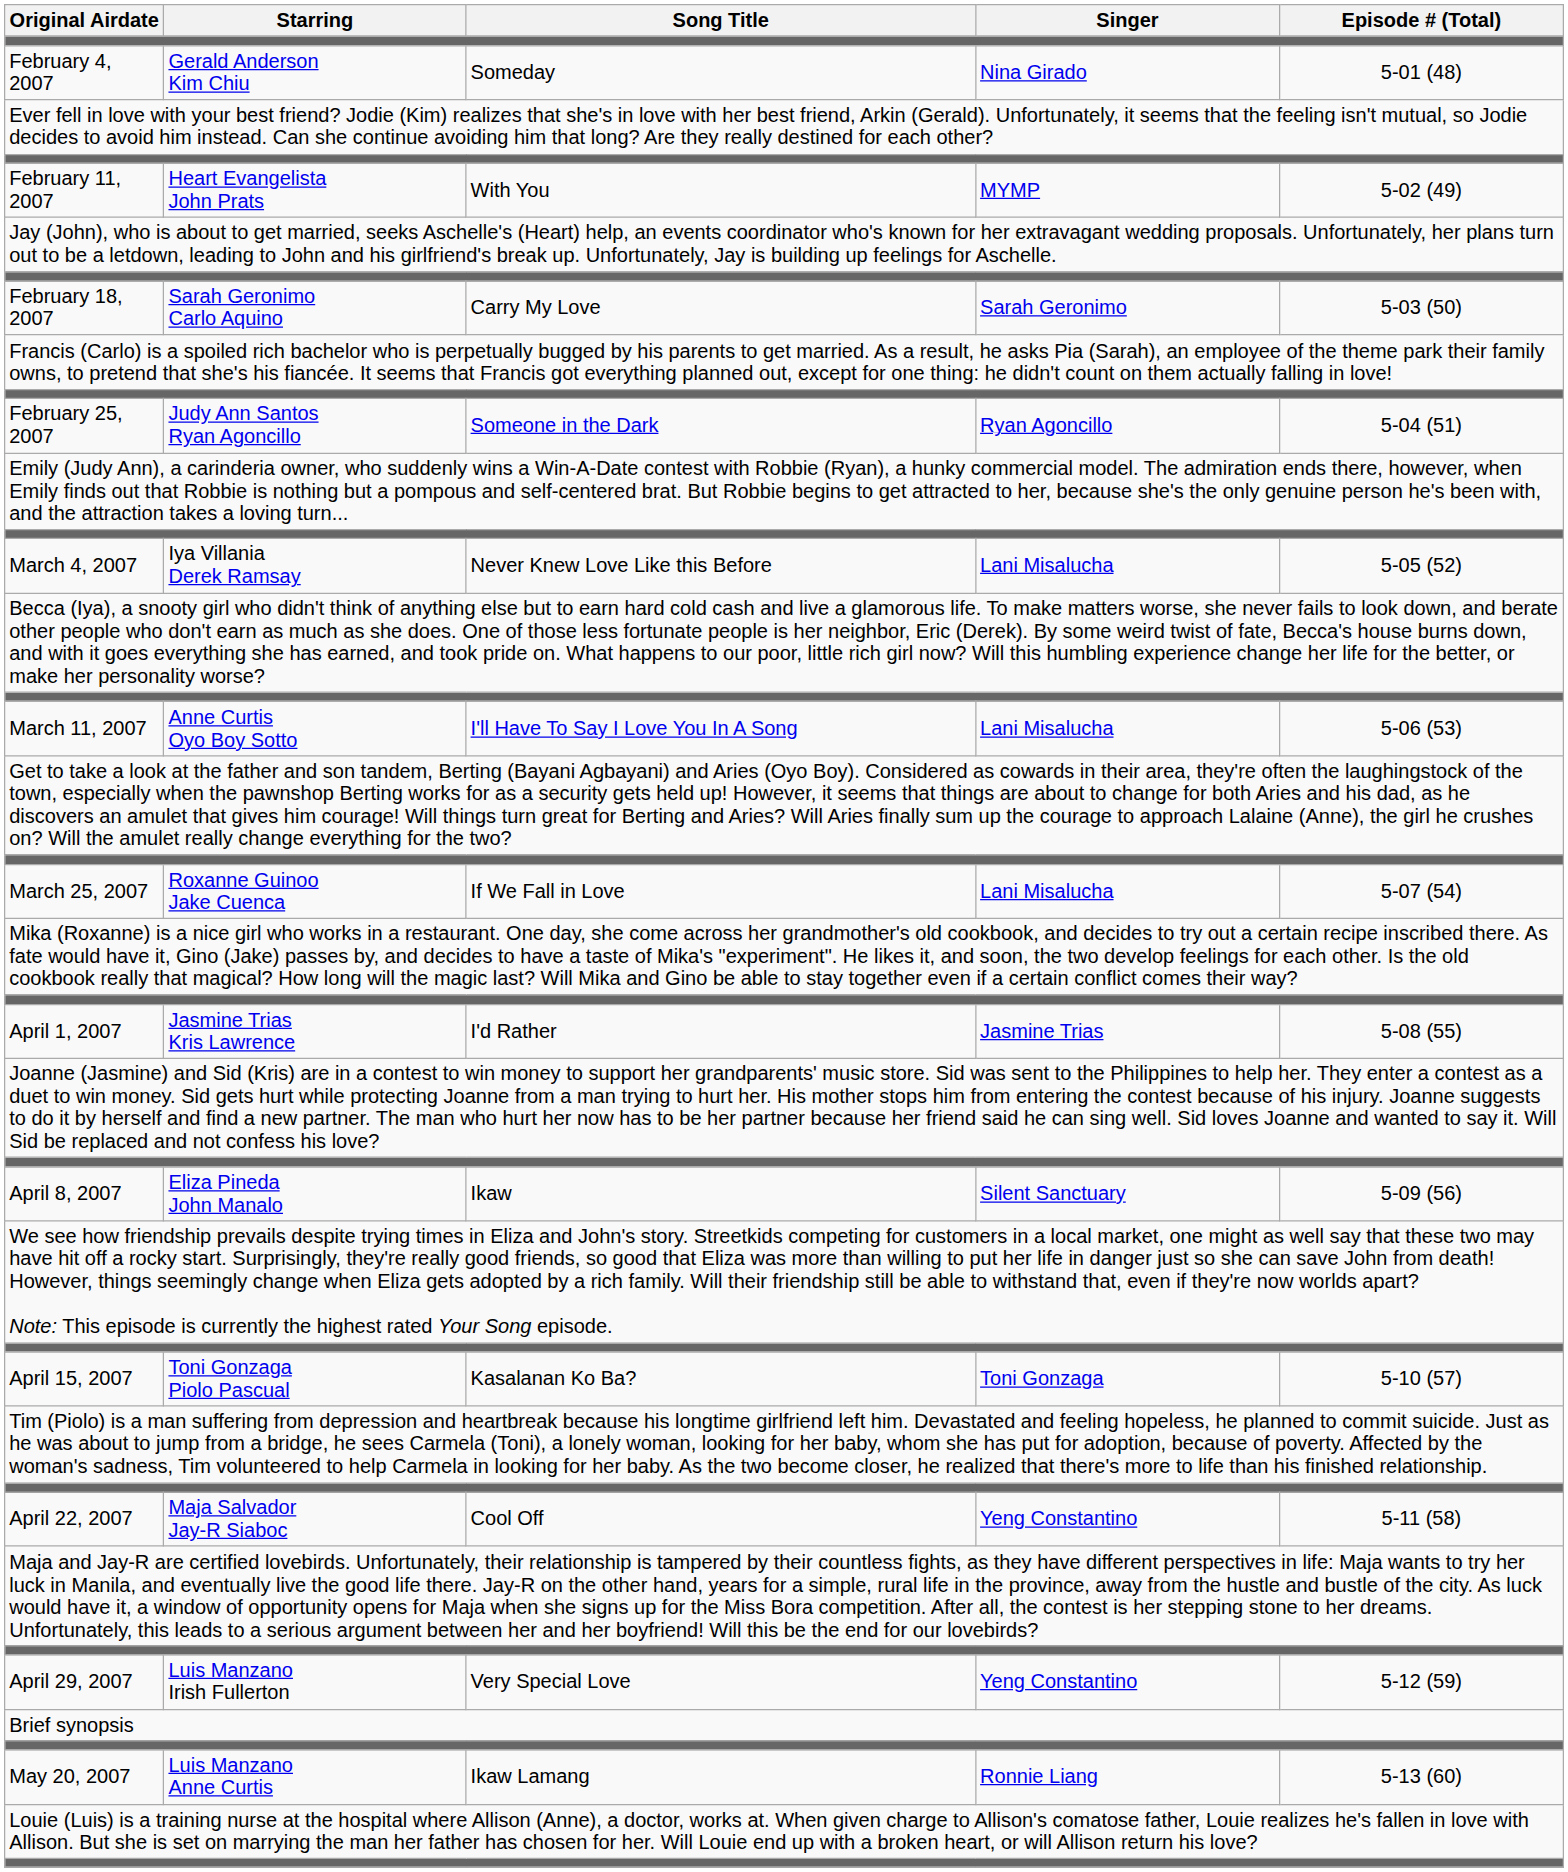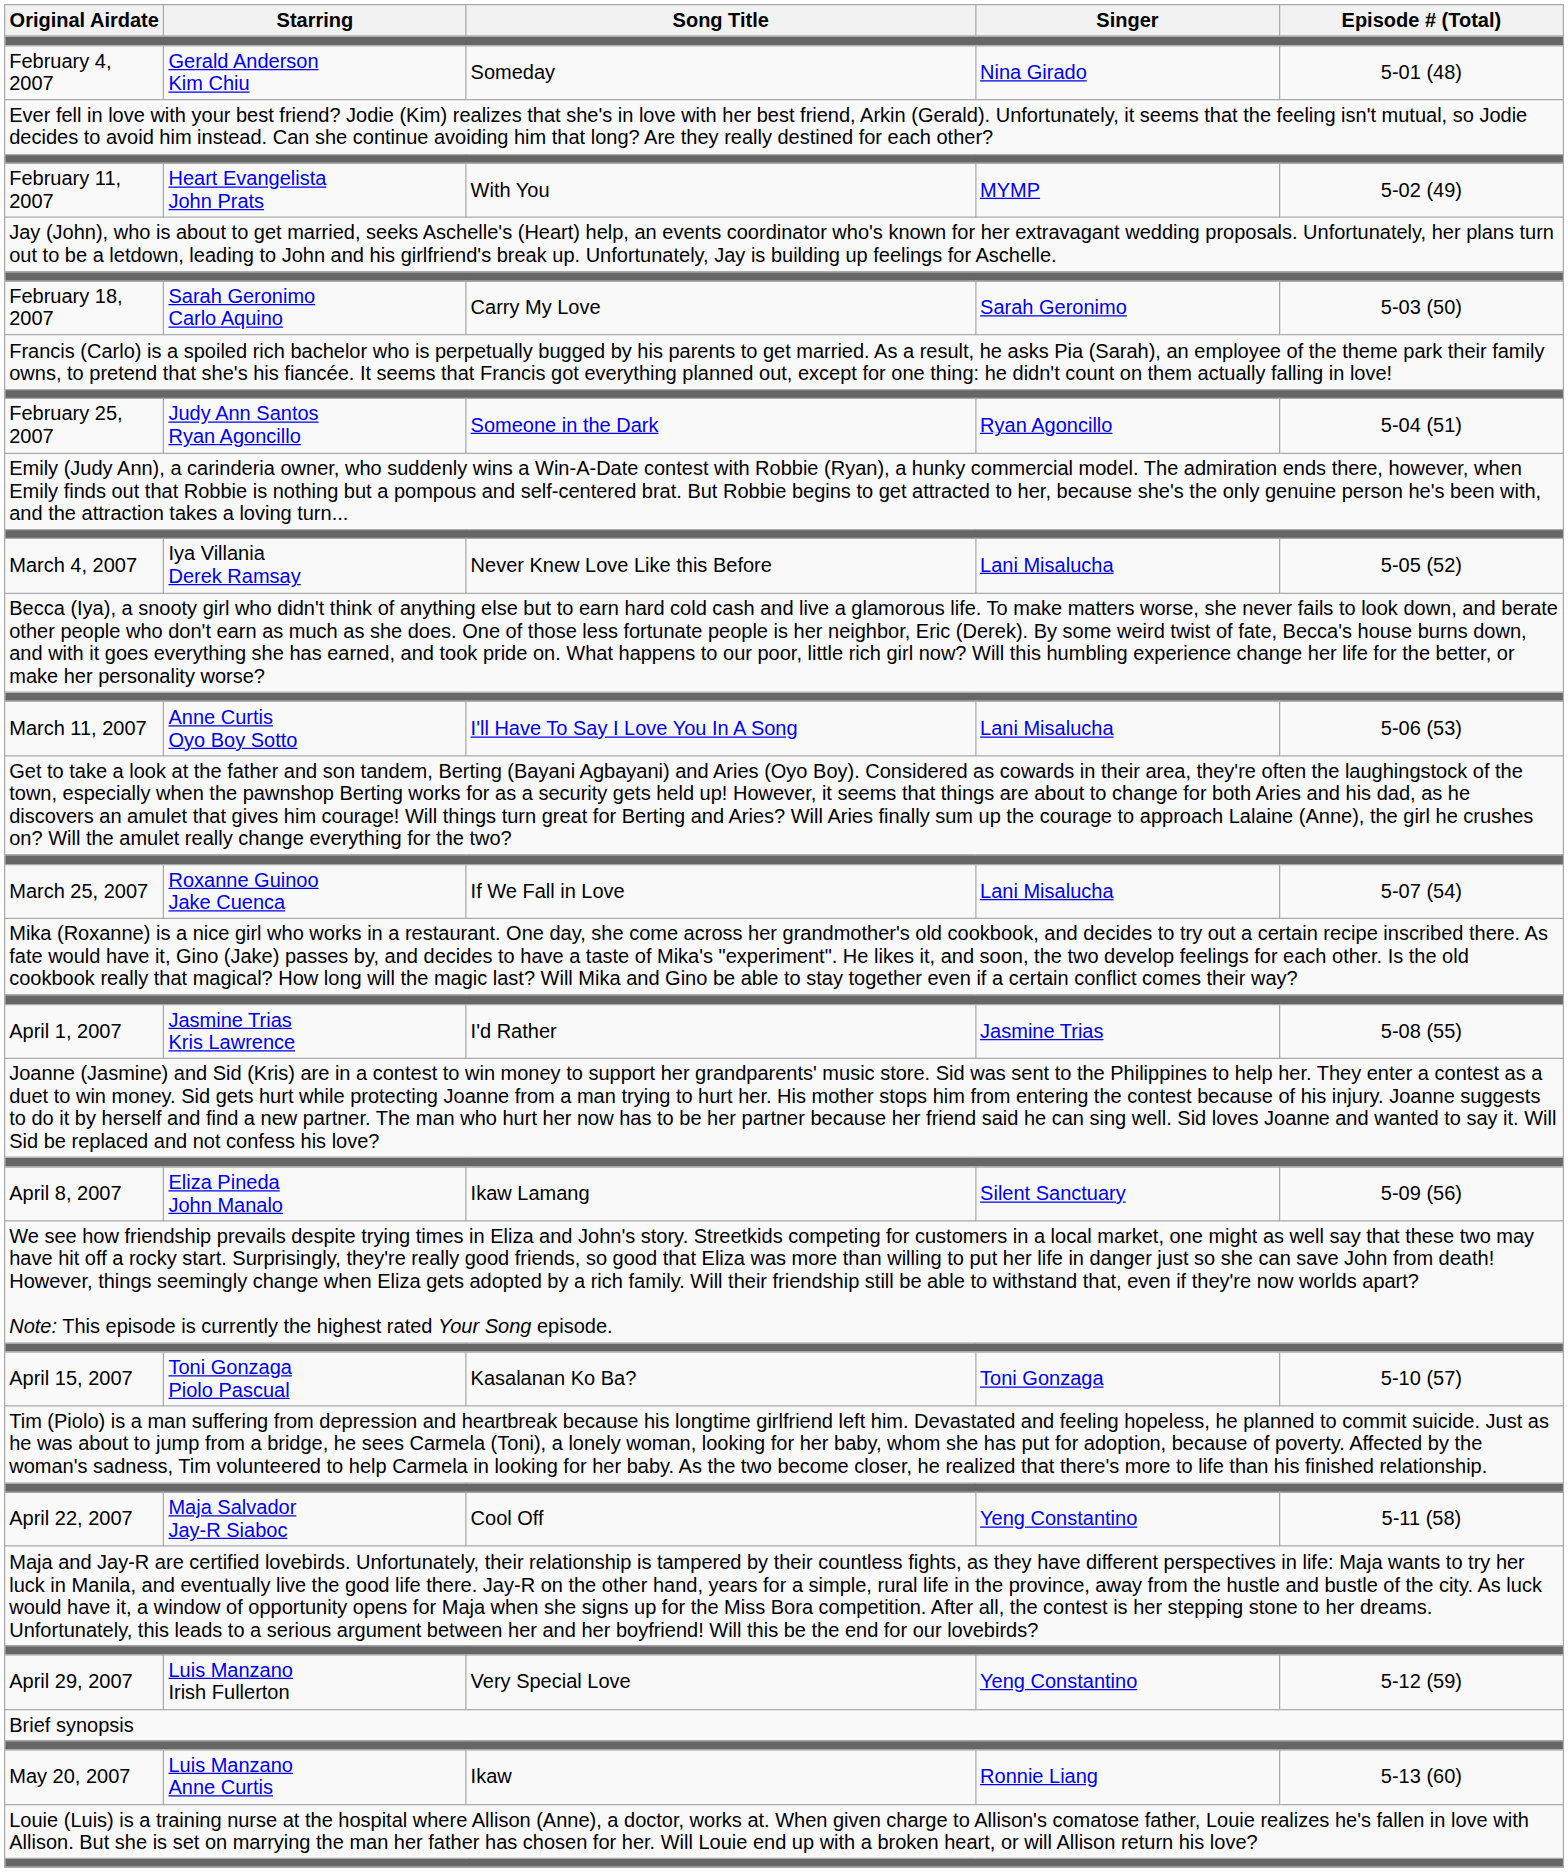(491, 1193) Ikaw -> (530, 1193) Ikaw Lamang
(530, 1776) Ikaw Lamang -> (491, 1776) Ikaw
